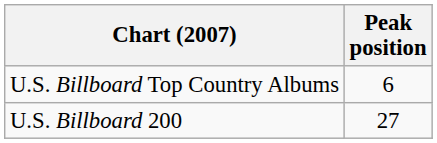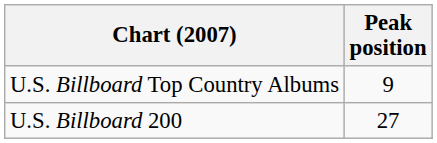(388, 84) 6 -> (388, 84) 9
